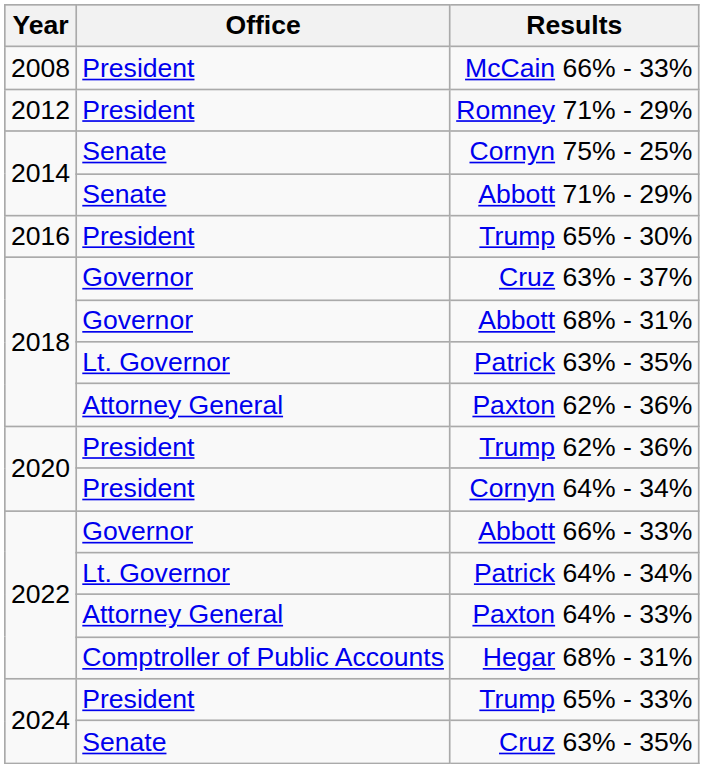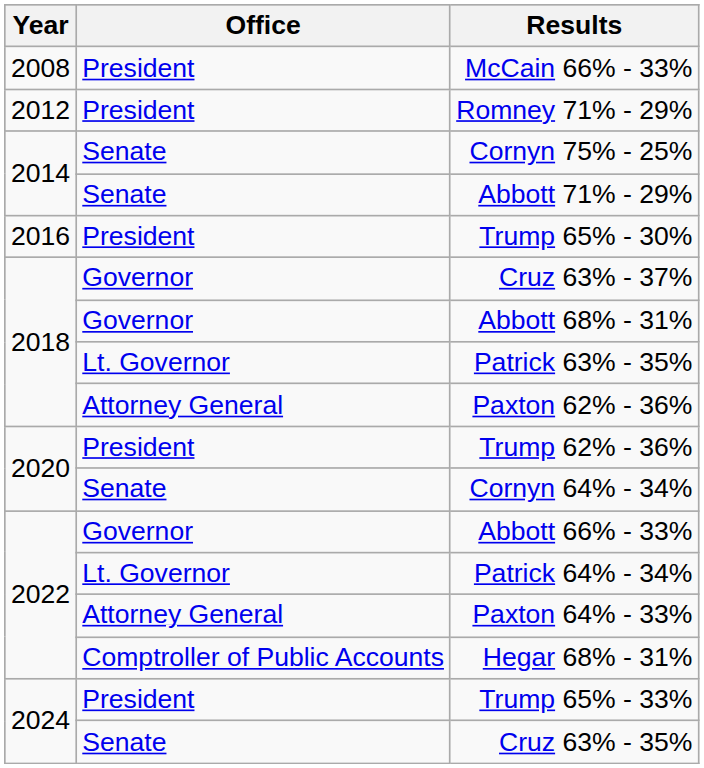(138, 488) President -> (124, 488) Senate
